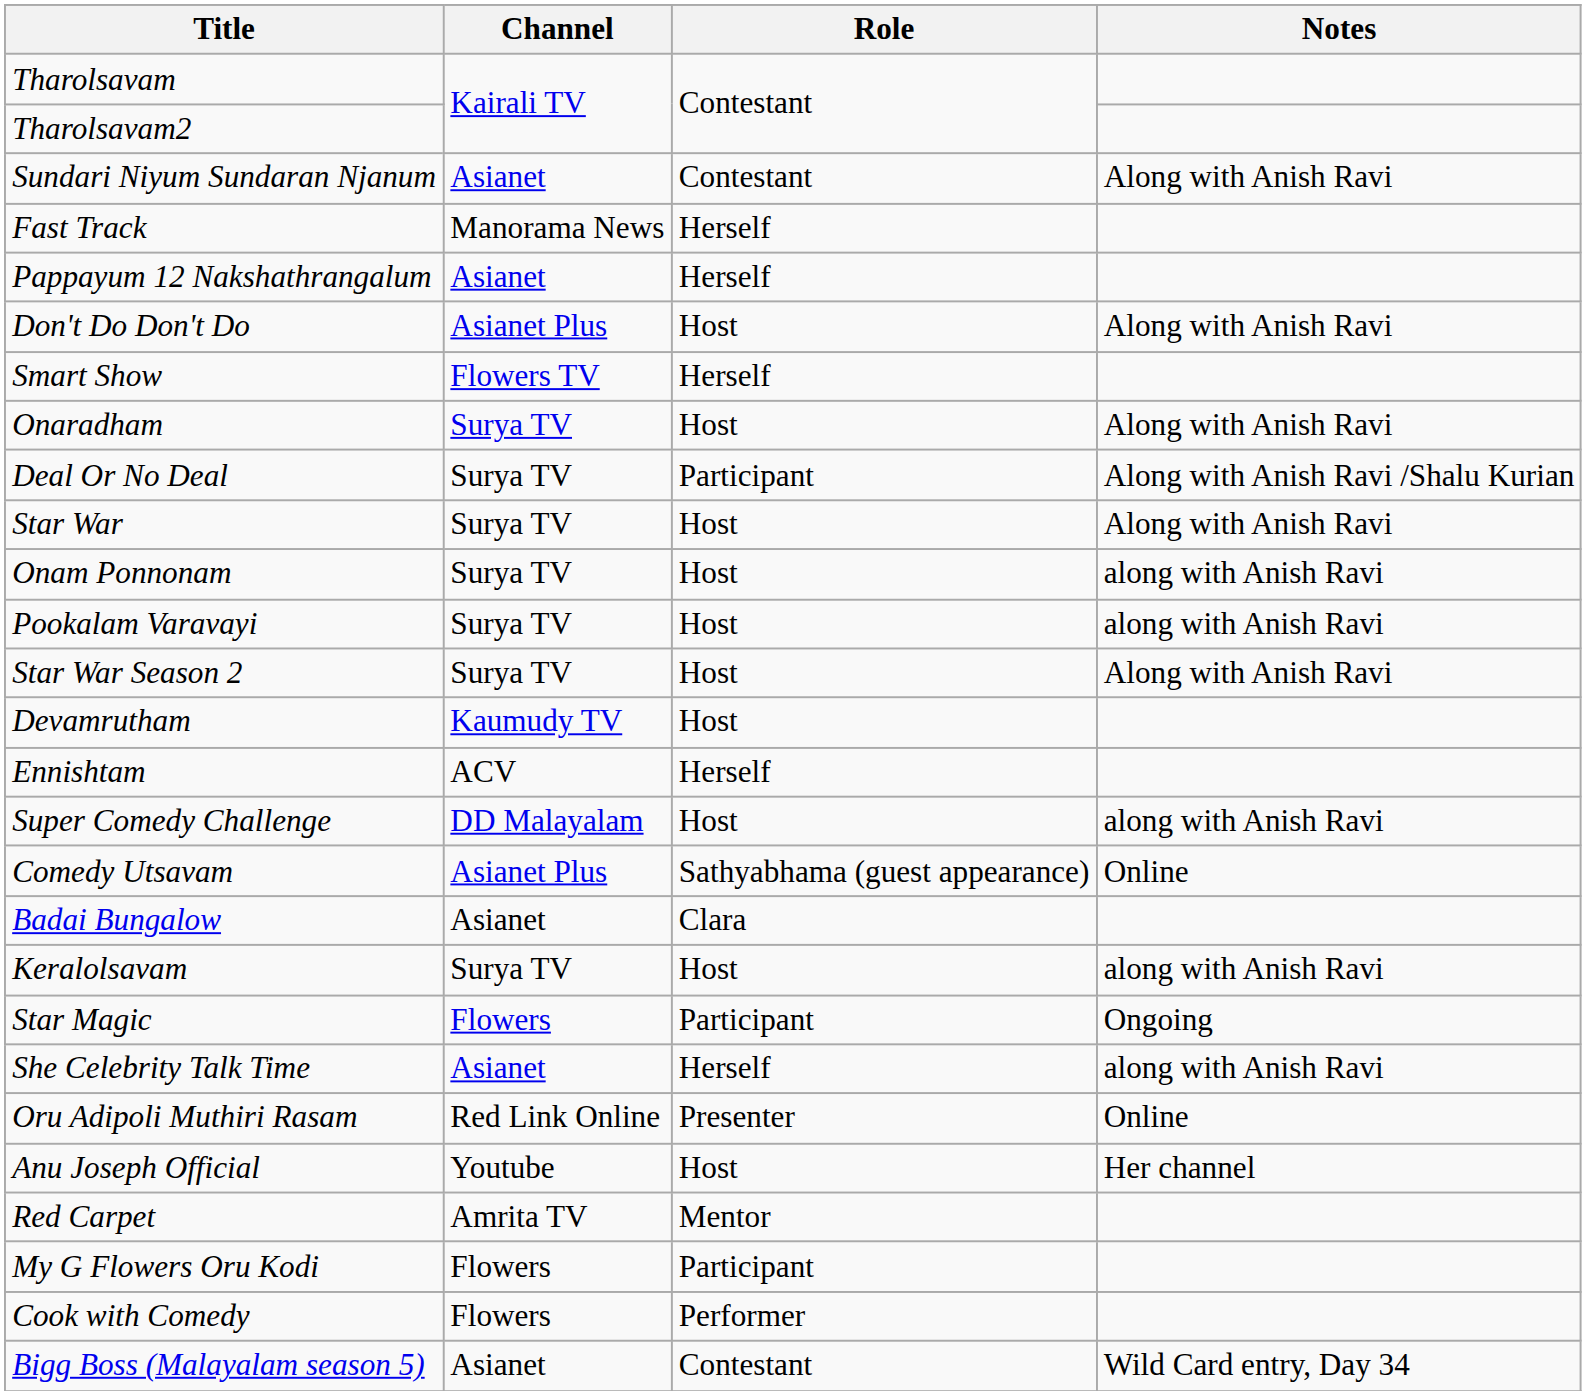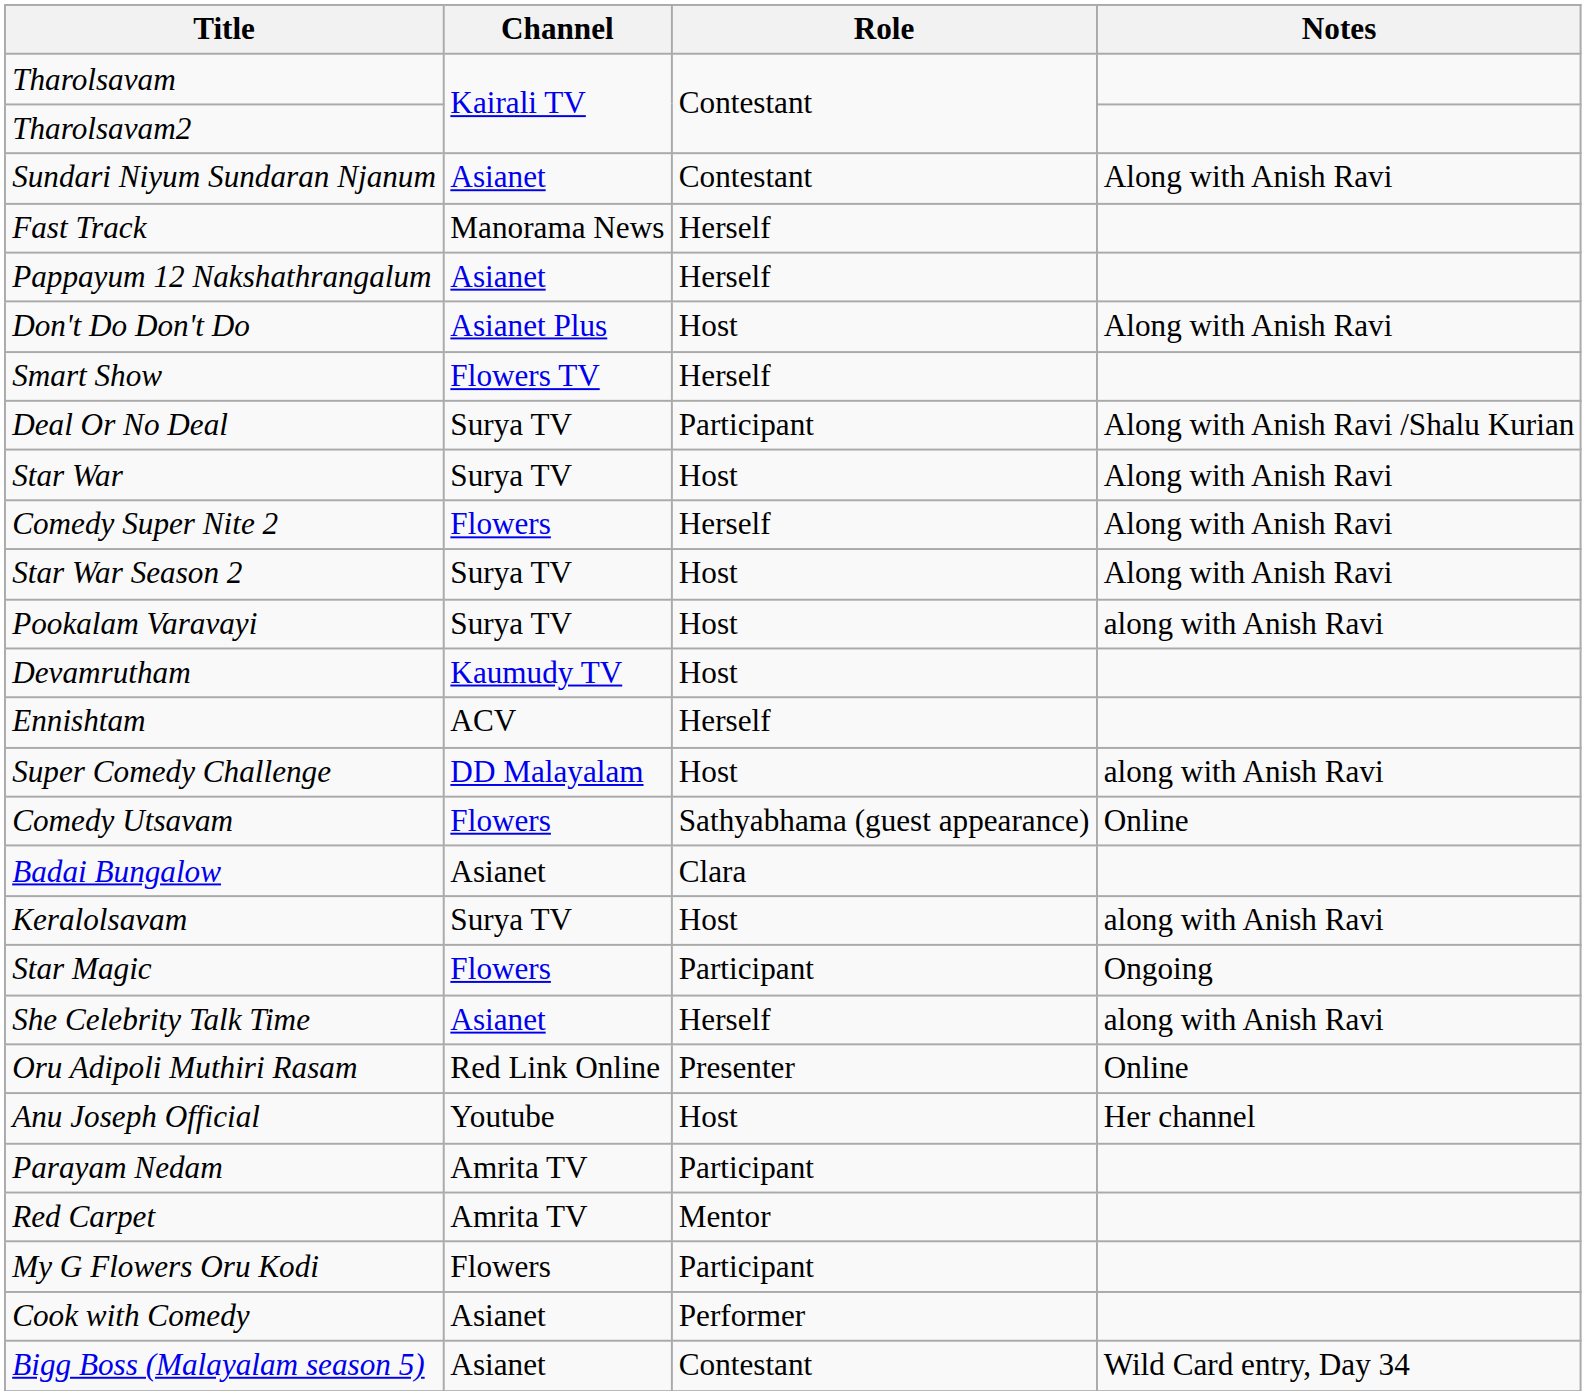- row: (88, 425)
+ row: (145, 524)
- row: (122, 573)
rows swapped: (127, 672) <-> (135, 623)
(529, 870) Asianet Plus -> (501, 820) Flowers
+ row: (117, 1167)
(501, 1315) Flowers -> (498, 1315) Asianet
